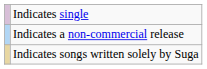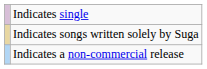rows swapped: (98, 34) <-> (106, 54)
